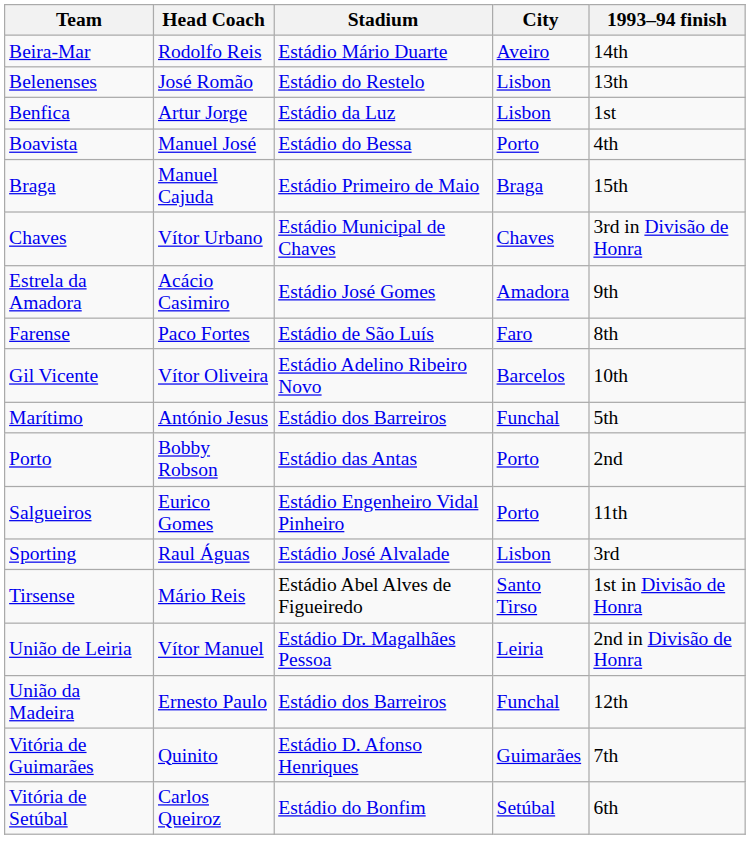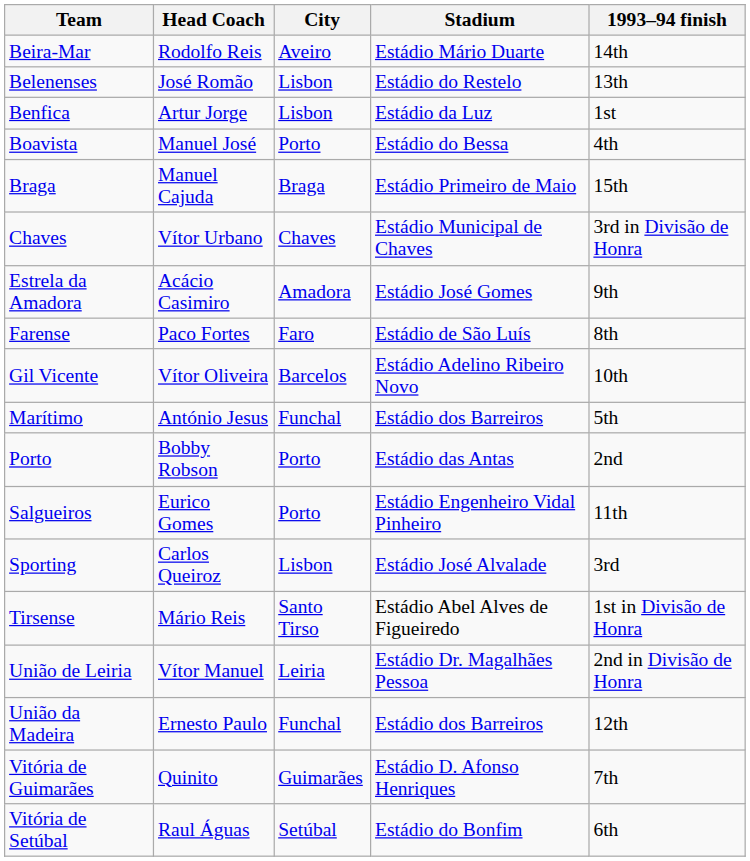columns swapped: (541, 19) <-> (383, 19)
(204, 554) Raul Águas -> (189, 565) Carlos Queiroz
(189, 807) Carlos Queiroz -> (204, 829) Raul Águas
